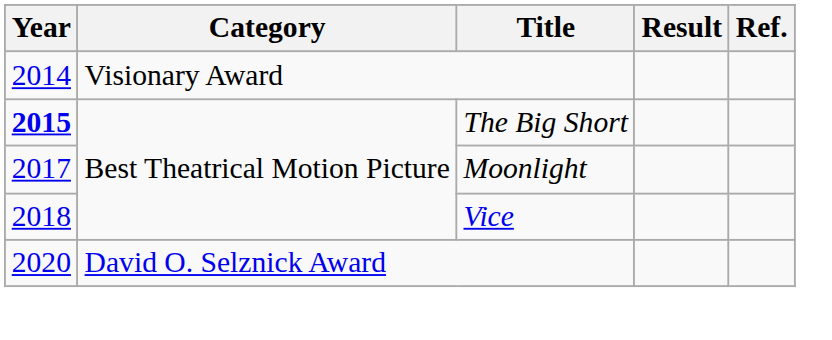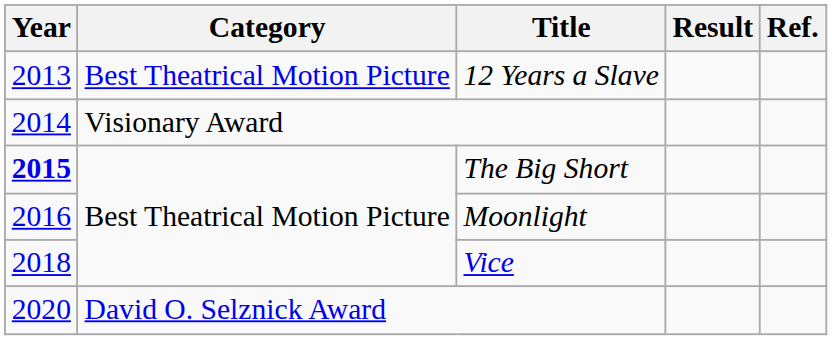+ row: (561, 74)
(41, 168) 2017 -> (41, 215) 2016
